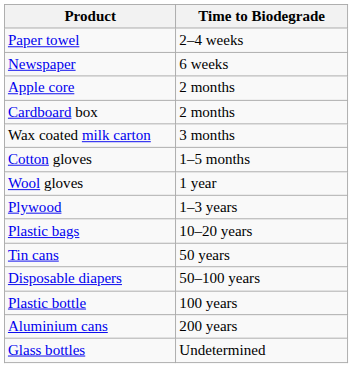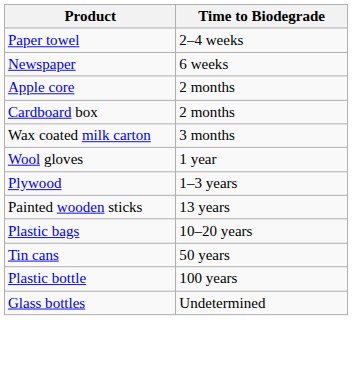- row: (50, 159)
+ row: (75, 207)
- row: (65, 278)
- row: (58, 326)
